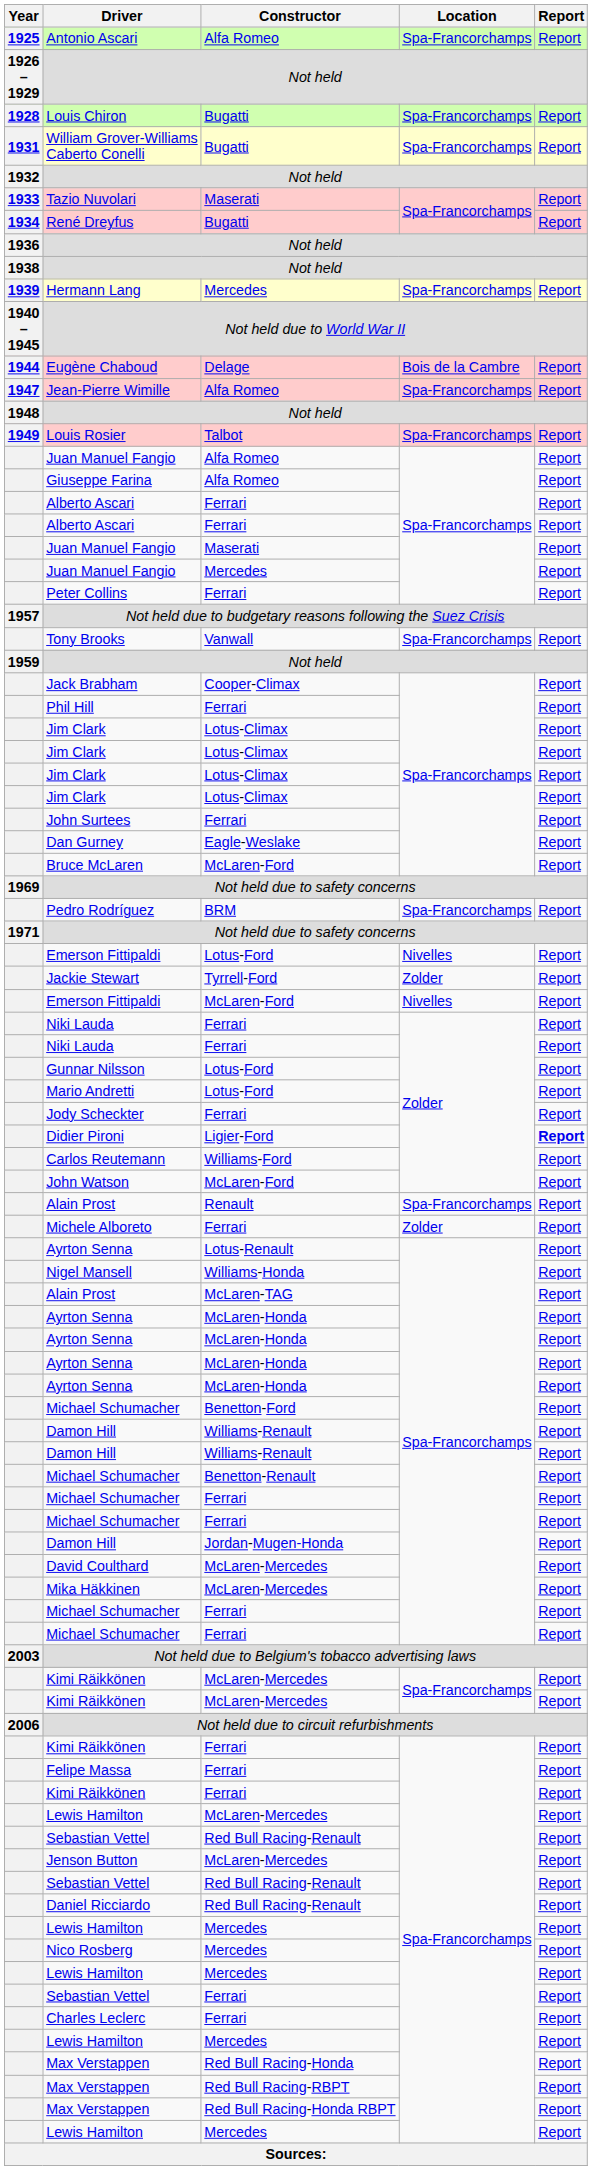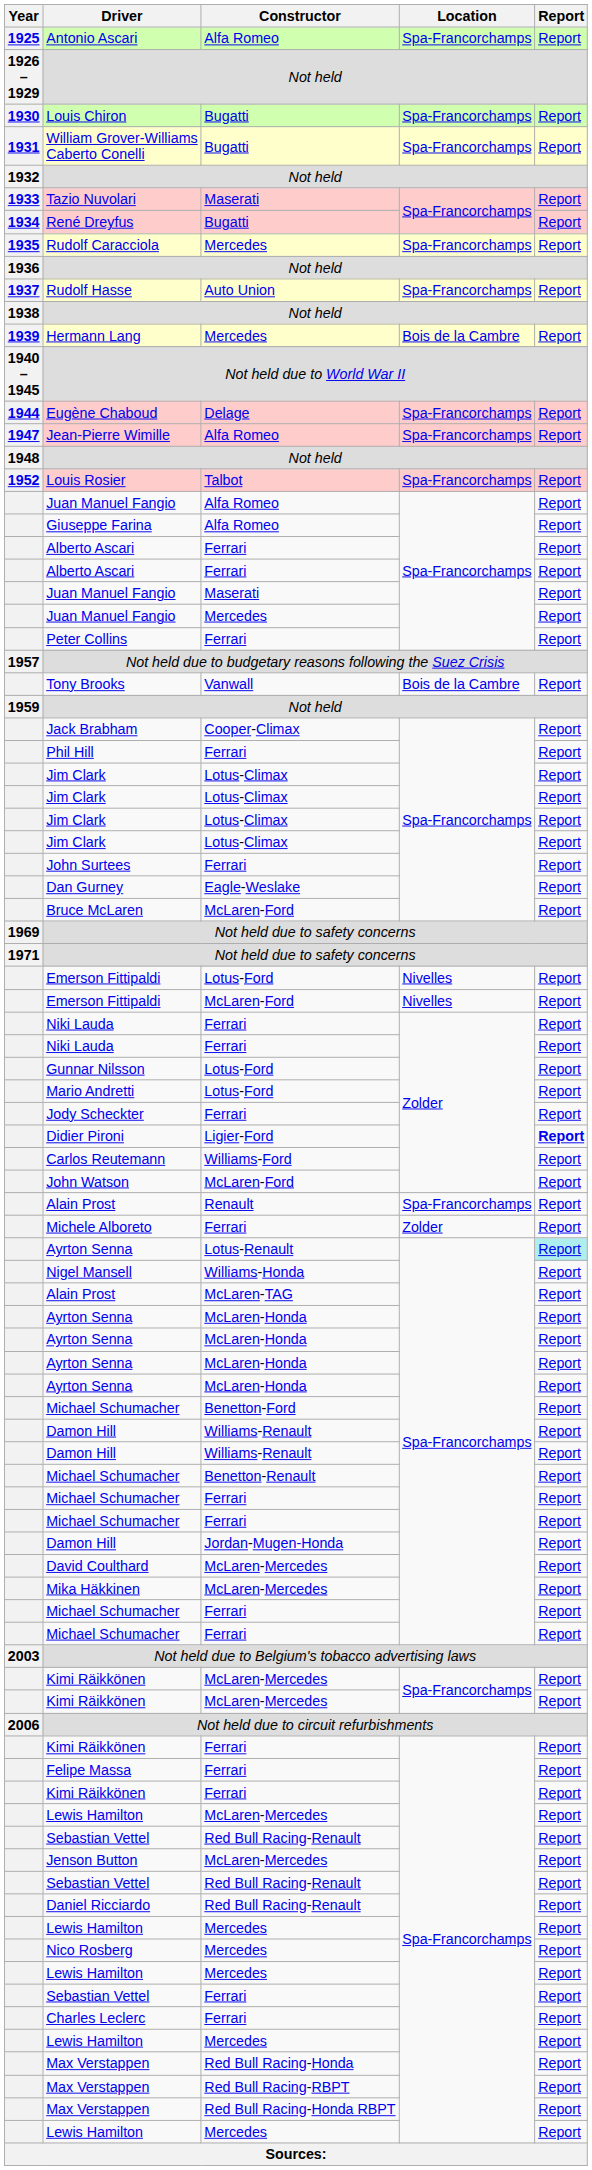(24, 116) 1928 -> (24, 116) 1930
+ row: (103, 245)
+ row: (89, 290)
(467, 290) Spa-Francorchamps -> (461, 335) Bois de la Cambre
(461, 367) Bois de la Cambre -> (467, 413) Spa-Francorchamps
(24, 435) 1949 -> (24, 480) 1952
(467, 639) Spa-Francorchamps -> (461, 684) Bois de la Cambre
- row: (100, 910)
- row: (93, 978)
(560, 1249) no background -> (560, 1249) paleturquoise background
